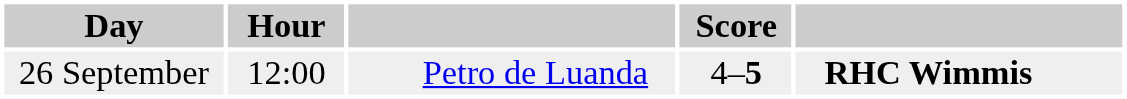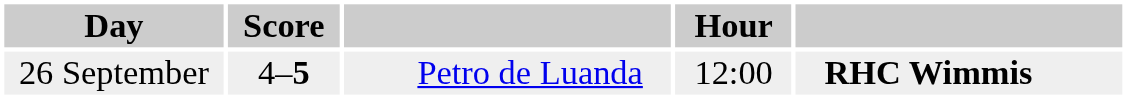columns swapped: (286, 25) <-> (736, 25)
